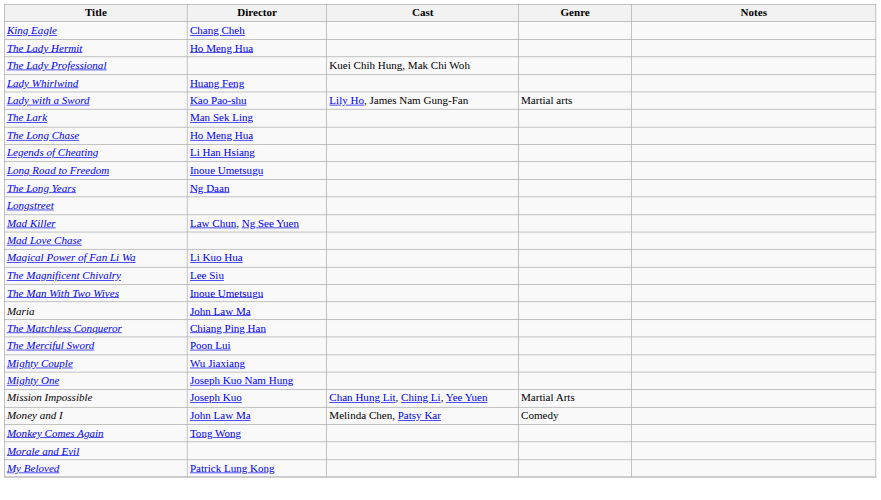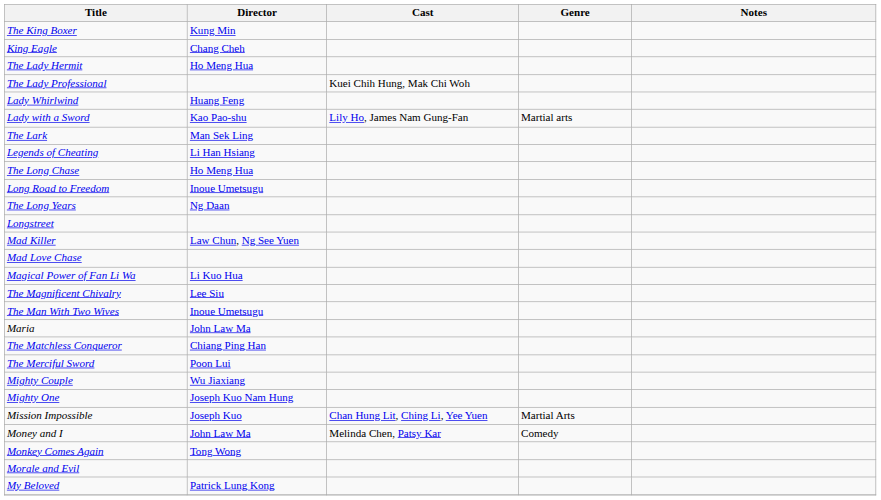+ row: (42, 30)
rows swapped: (53, 153) <-> (43, 135)
